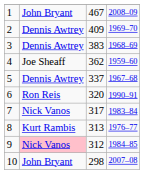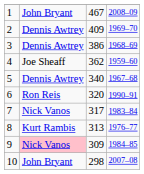(96, 45) 383 -> (96, 45) 386
(96, 78) 337 -> (96, 78) 340
(96, 144) 312 -> (96, 144) 309
